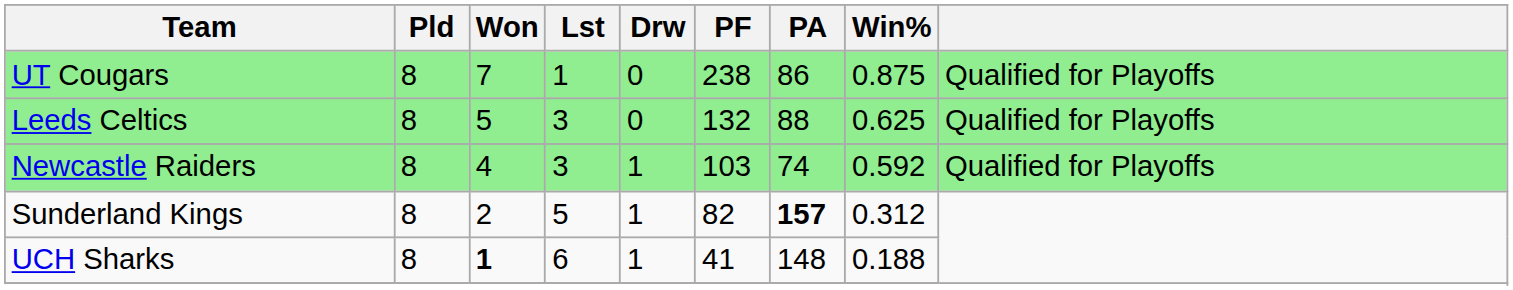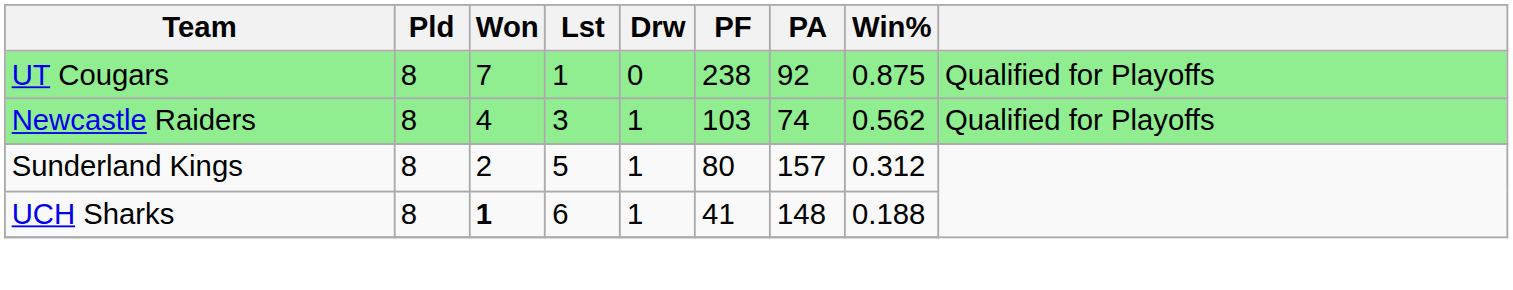(793, 74) 86 -> (793, 74) 92
- row: (100, 120)
(889, 167) 0.592 -> (889, 120) 0.562
(718, 213) 82 -> (718, 167) 80
(802, 213) bold -> (802, 167) normal
